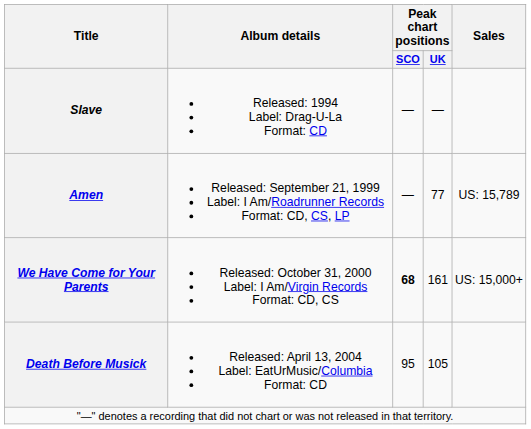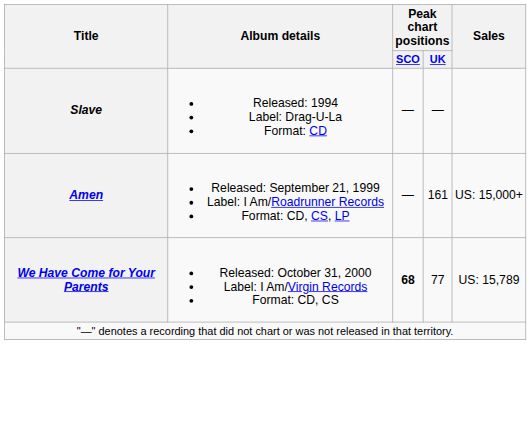(438, 195) 77 -> (438, 195) 161
(489, 195) US: 15,789 -> (489, 195) US: 15,000+
(438, 280) 161 -> (438, 280) 77
(489, 280) US: 15,000+ -> (489, 280) US: 15,789
- row: (86, 364)
